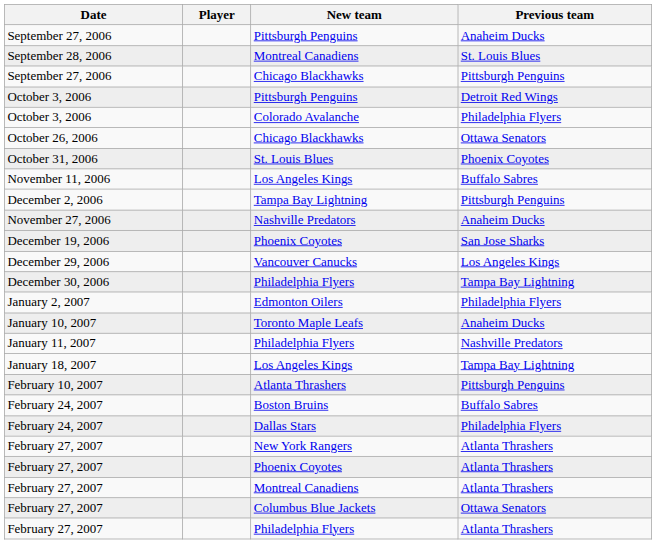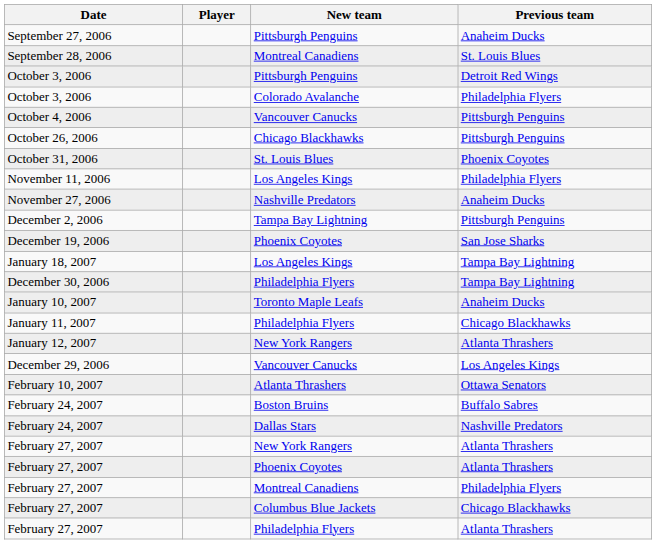- row: (59, 76)
+ row: (49, 117)
(503, 138) Ottawa Senators -> (513, 138) Pittsburgh Penguins
(499, 179) Buffalo Sabres -> (511, 179) Philadelphia Flyers
rows swapped: (59, 220) <-> (55, 199)
rows swapped: (58, 261) <-> (52, 364)
- row: (49, 302)
(512, 343) Nashville Predators -> (516, 323) Chicago Blackhawks
+ row: (52, 343)
(513, 384) Pittsburgh Penguins -> (503, 384) Ottawa Senators
(511, 425) Philadelphia Flyers -> (512, 425) Nashville Predators
(507, 487) Atlanta Thrashers -> (511, 487) Philadelphia Flyers
(503, 508) Ottawa Senators -> (516, 508) Chicago Blackhawks
